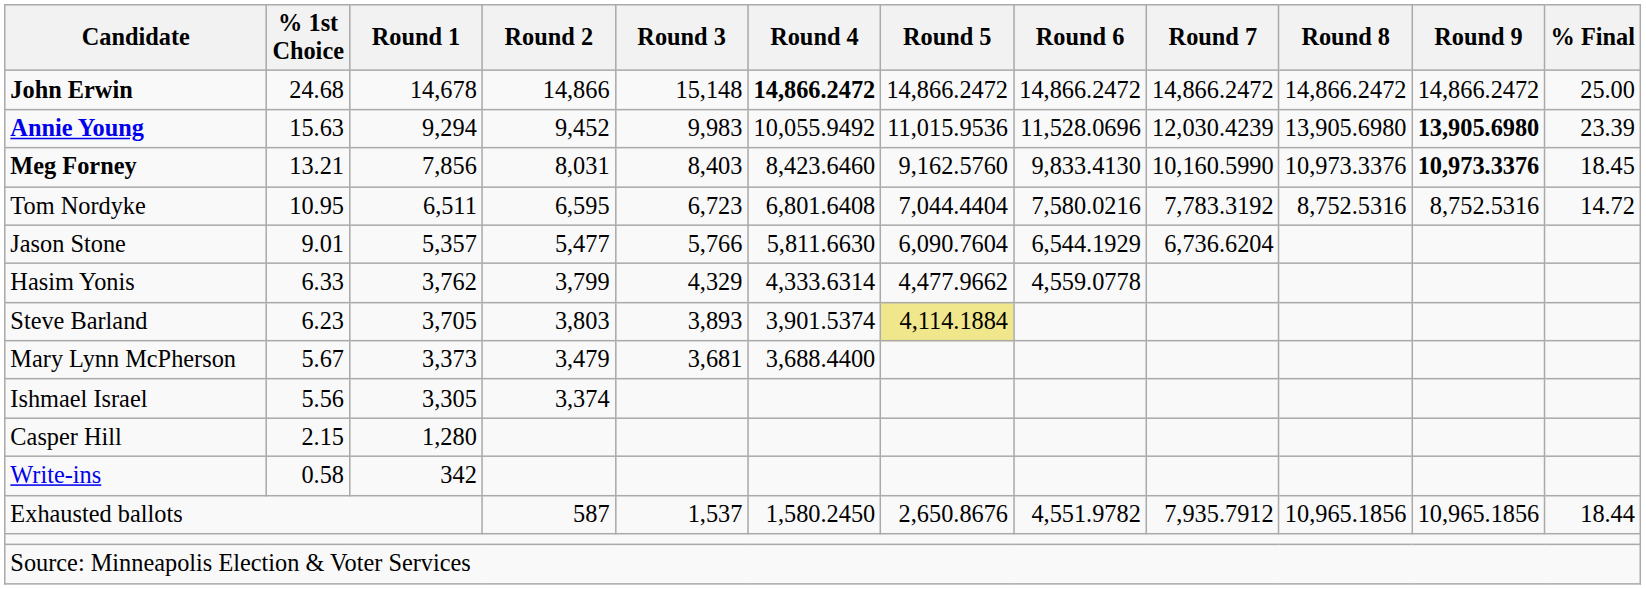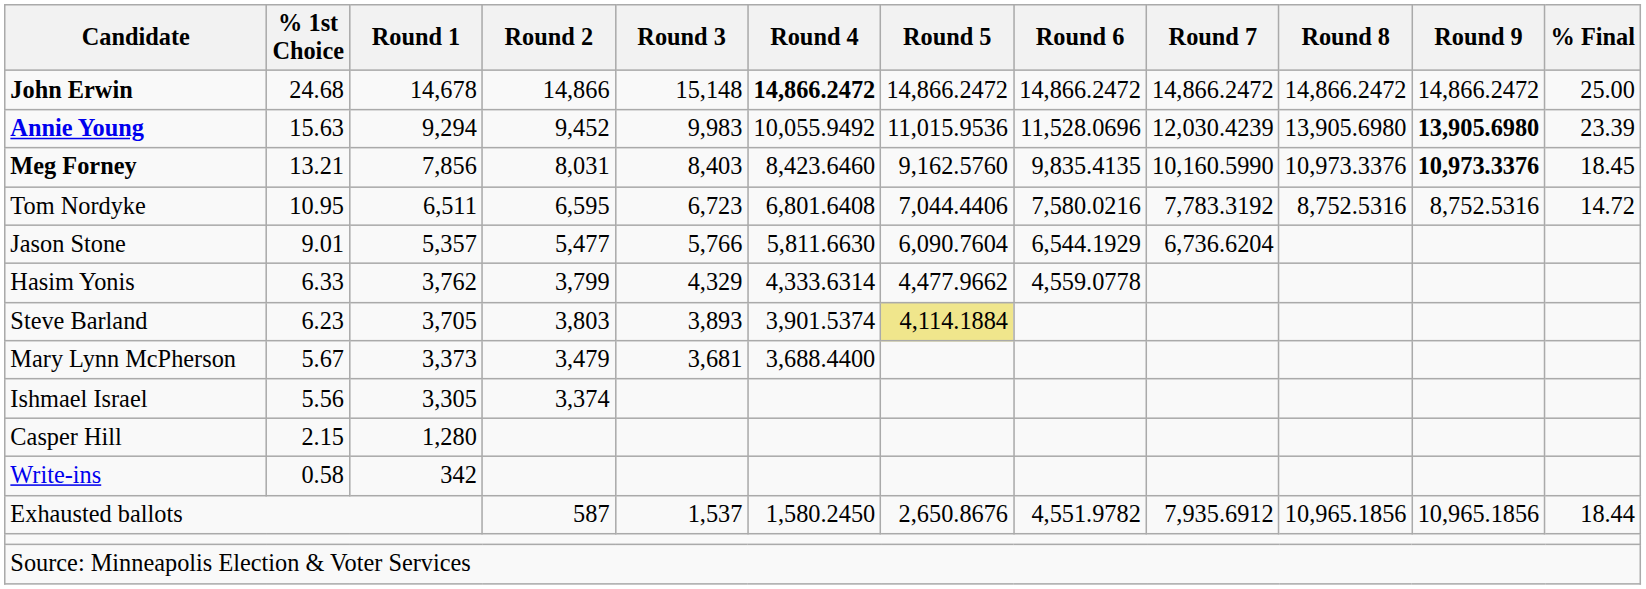(1086, 166) 9,833.4130 -> (1086, 166) 9,835.4135
(953, 205) 7,044.4404 -> (953, 205) 7,044.4406
(1219, 513) 7,935.7912 -> (1219, 513) 7,935.6912
